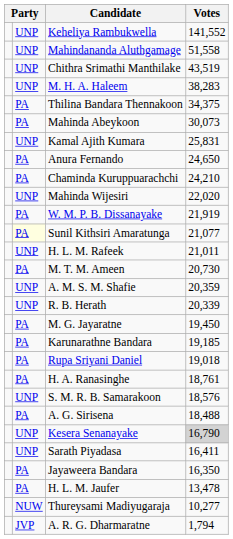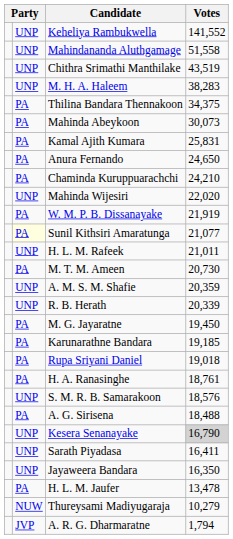(27, 141) UNP -> (22, 141) PA
(22, 470) PA -> (27, 470) UNP
(204, 506) 10,277 -> (204, 506) 10,279
